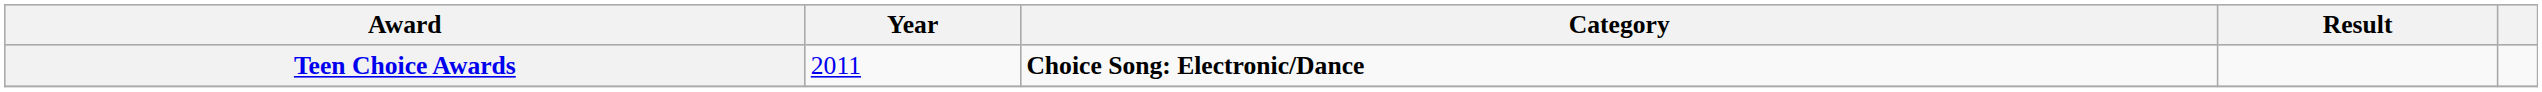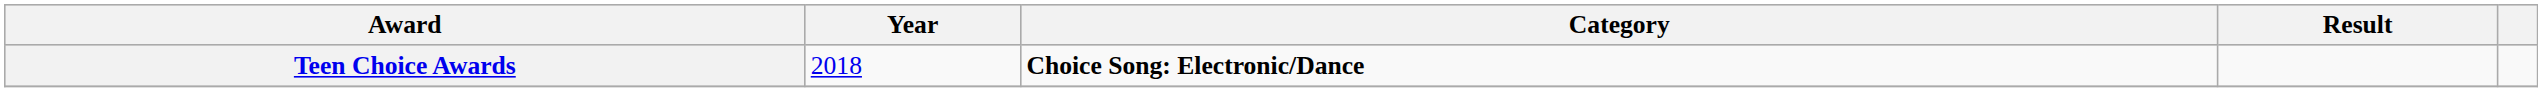(836, 65) 2011 -> (836, 65) 2018
